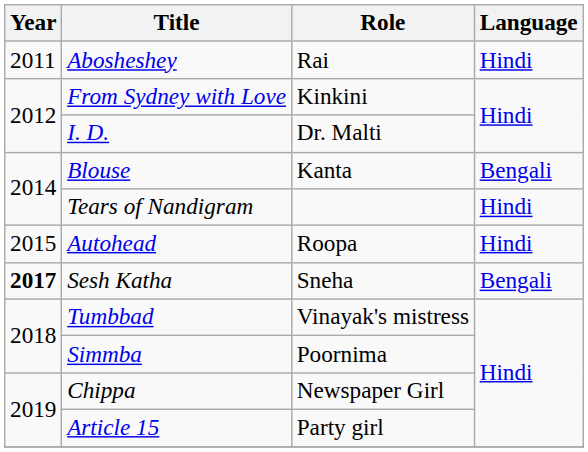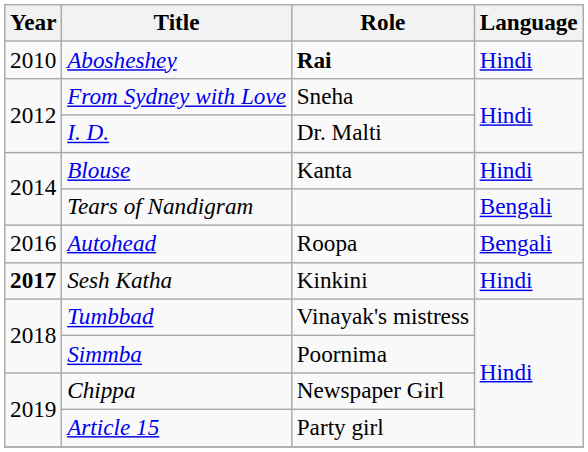(33, 59) 2011 -> (33, 59) 2010
(313, 59) normal -> (314, 59) bold
(332, 96) Kinkini -> (325, 96) Sneha
(516, 170) Bengali -> (506, 170) Hindi
(506, 206) Hindi -> (516, 206) Bengali
(33, 243) 2015 -> (33, 243) 2016
(506, 243) Hindi -> (516, 243) Bengali
(325, 280) Sneha -> (332, 280) Kinkini
(516, 280) Bengali -> (506, 280) Hindi
